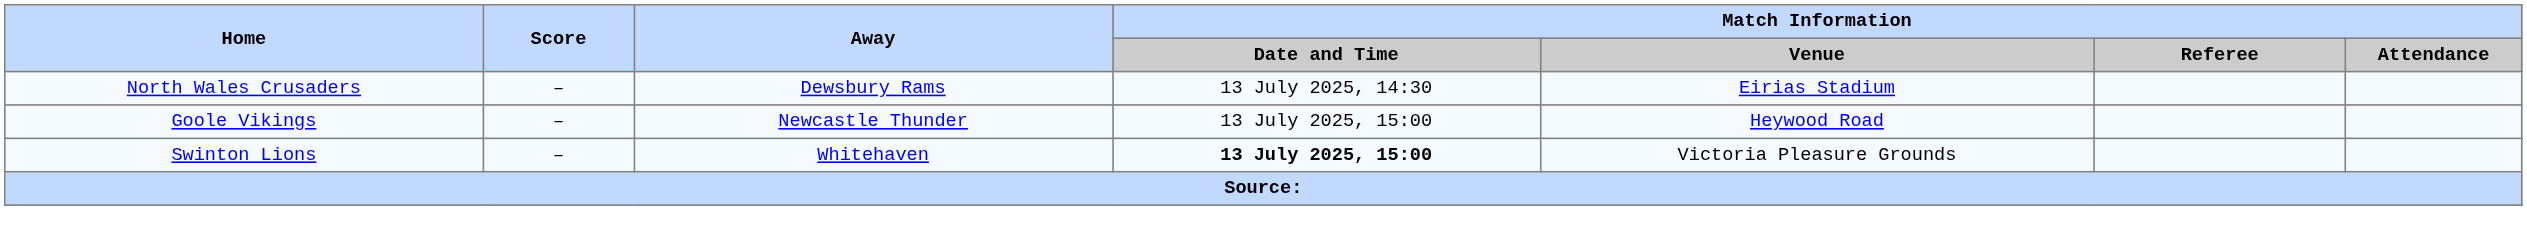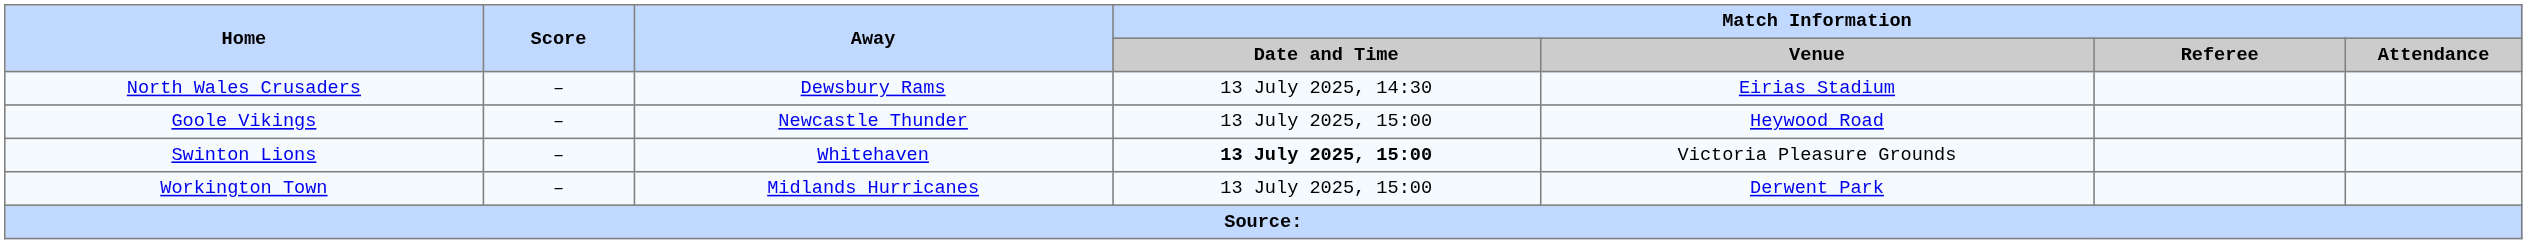+ row: (244, 188)
